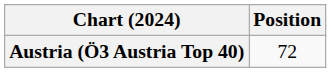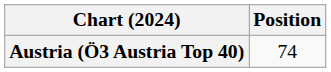(287, 51) 72 -> (287, 51) 74
